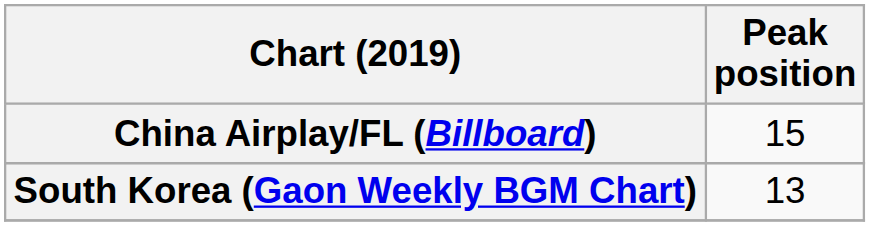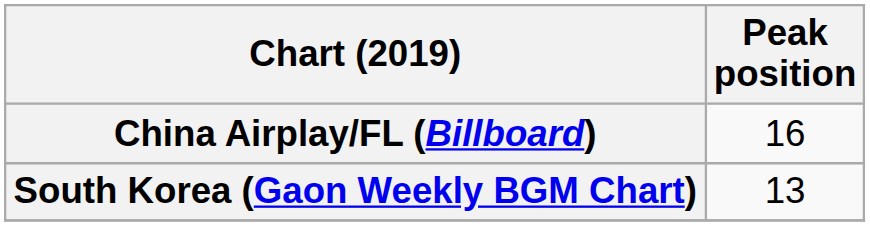(785, 132) 15 -> (785, 132) 16
